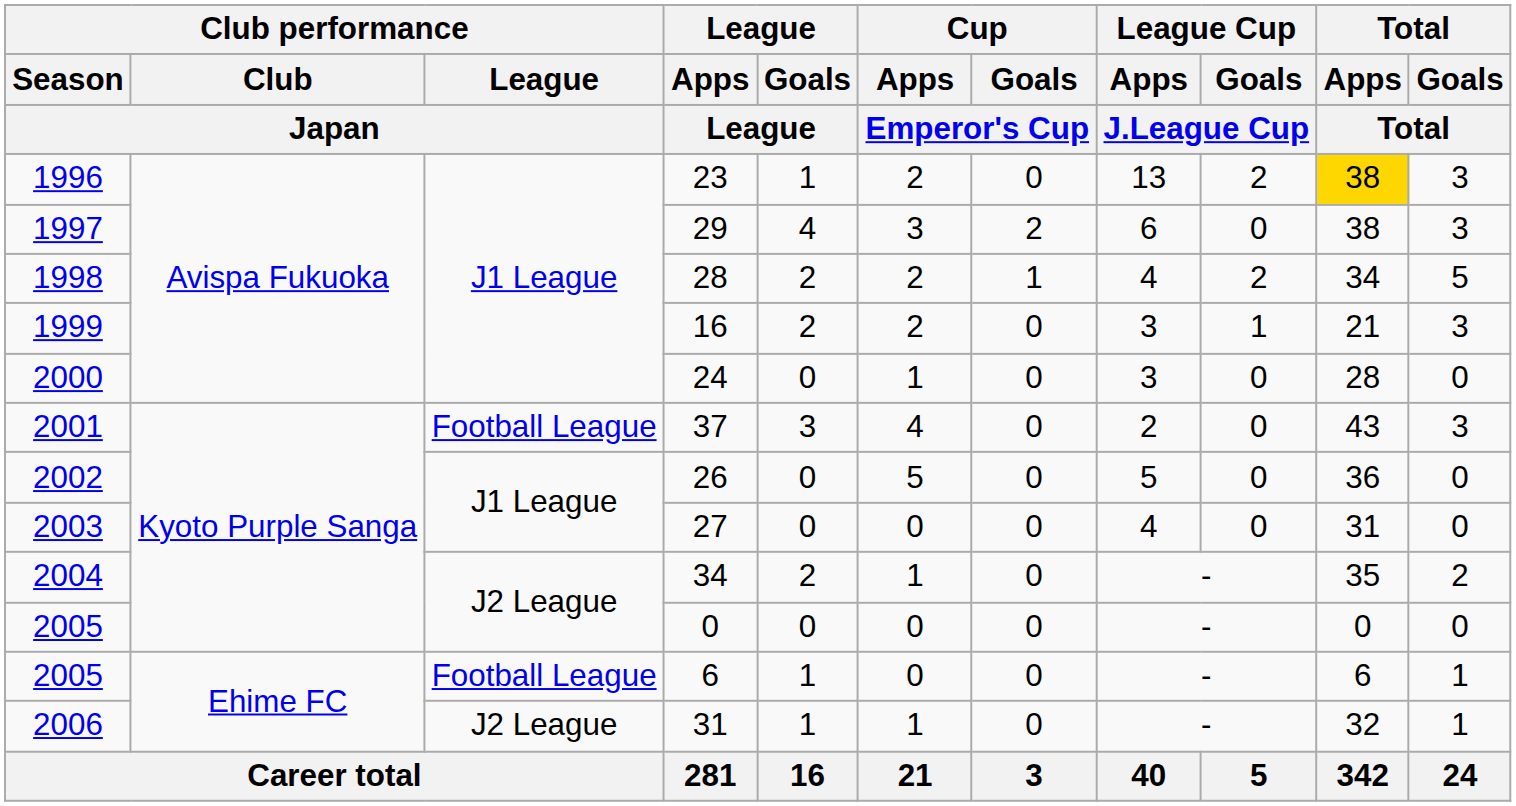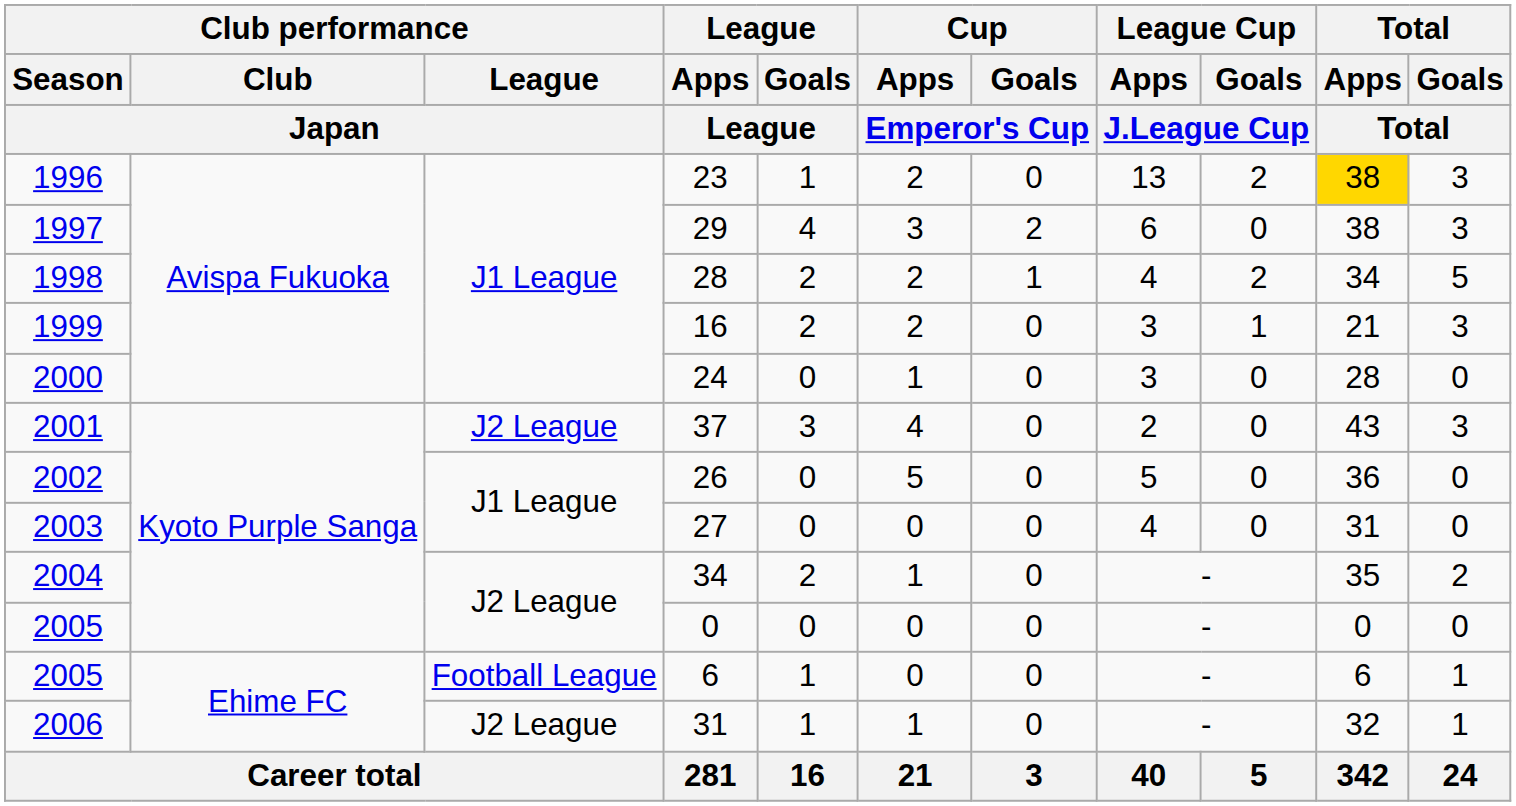(544, 427) Football League -> (544, 427) J2 League
